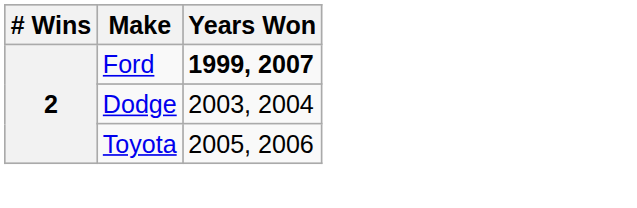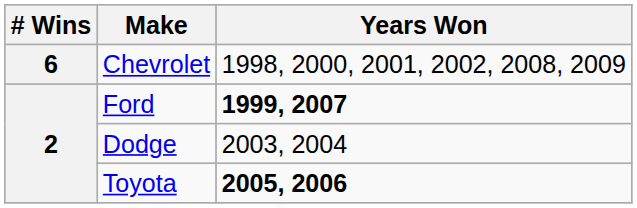+ row: (156, 65)
(251, 144) normal -> (284, 184) bold
